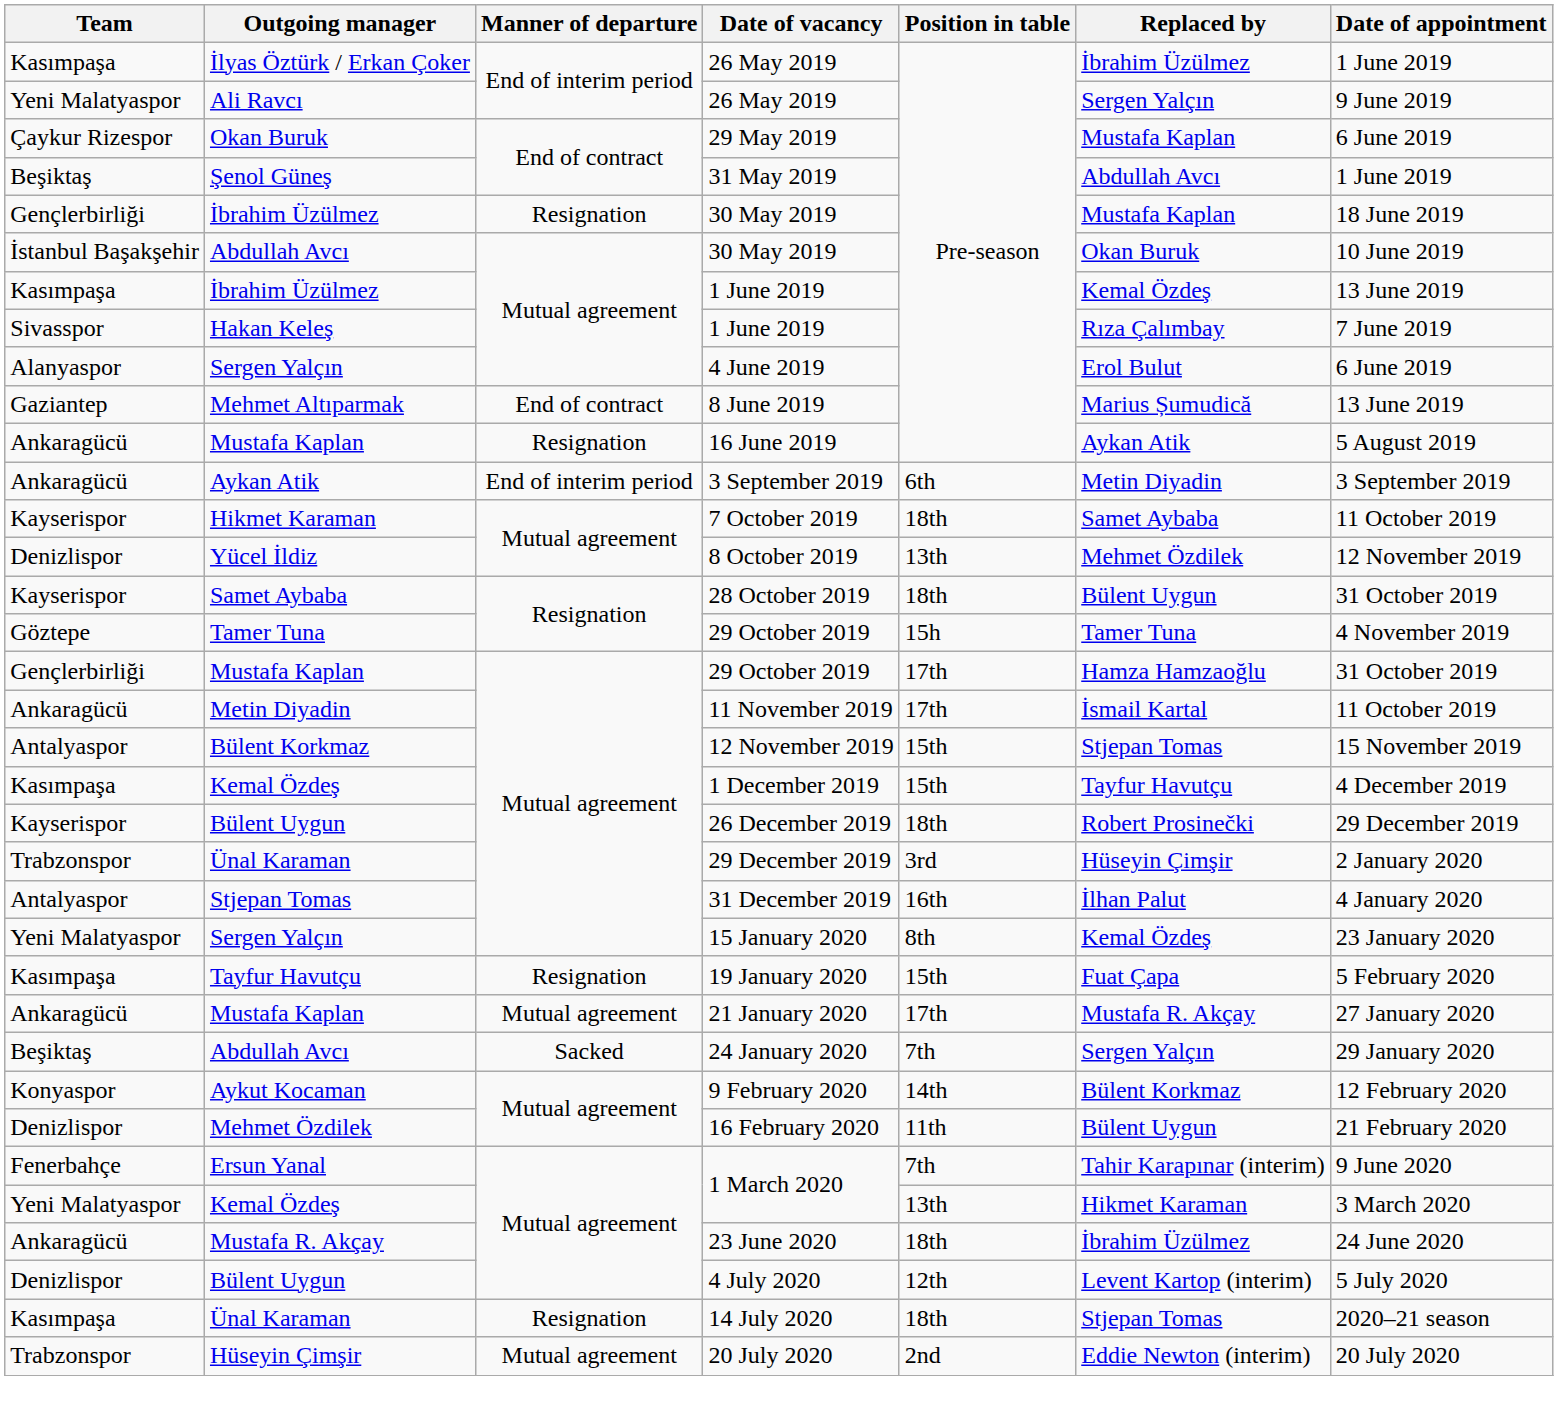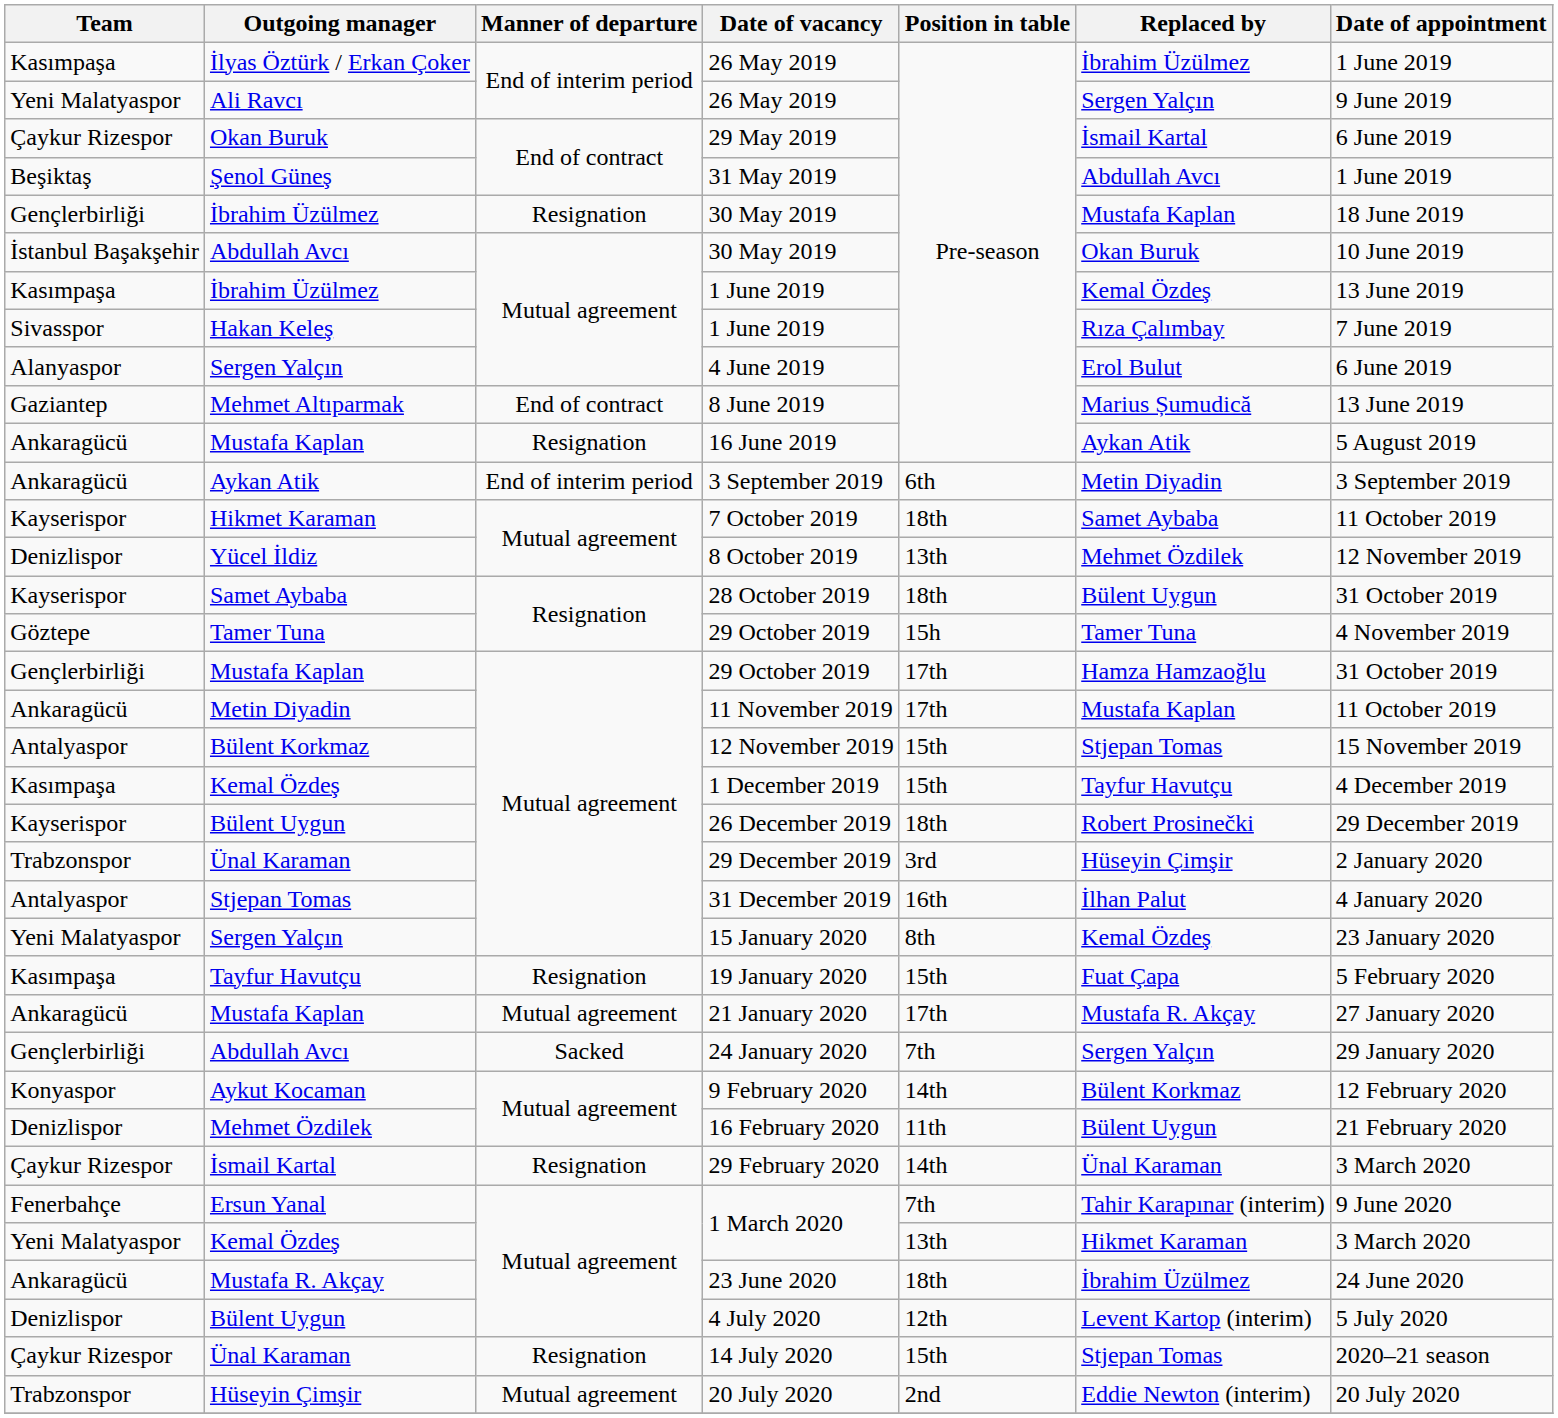(1158, 137) Mustafa Kaplan -> (1144, 137) İsmail Kartal
(1144, 708) İsmail Kartal -> (1158, 708) Mustafa Kaplan
(51, 1051) Beşiktaş -> (78, 1051) Gençlerbirliği
+ row: (273, 1165)
(63, 1317) Kasımpaşa -> (91, 1355) Çaykur Rizespor
(926, 1317) 18th -> (926, 1355) 15th
